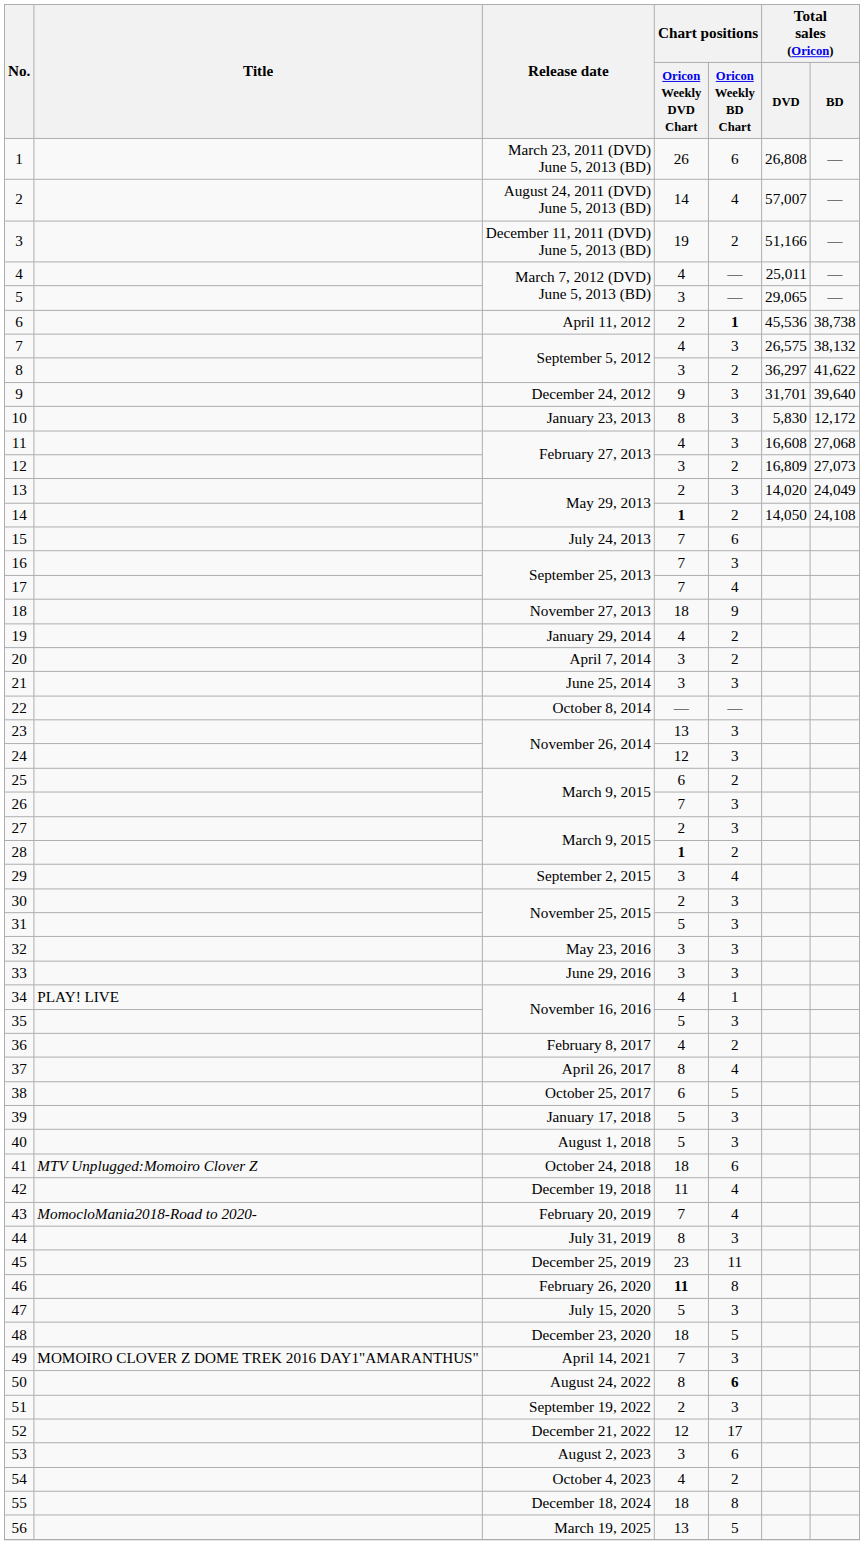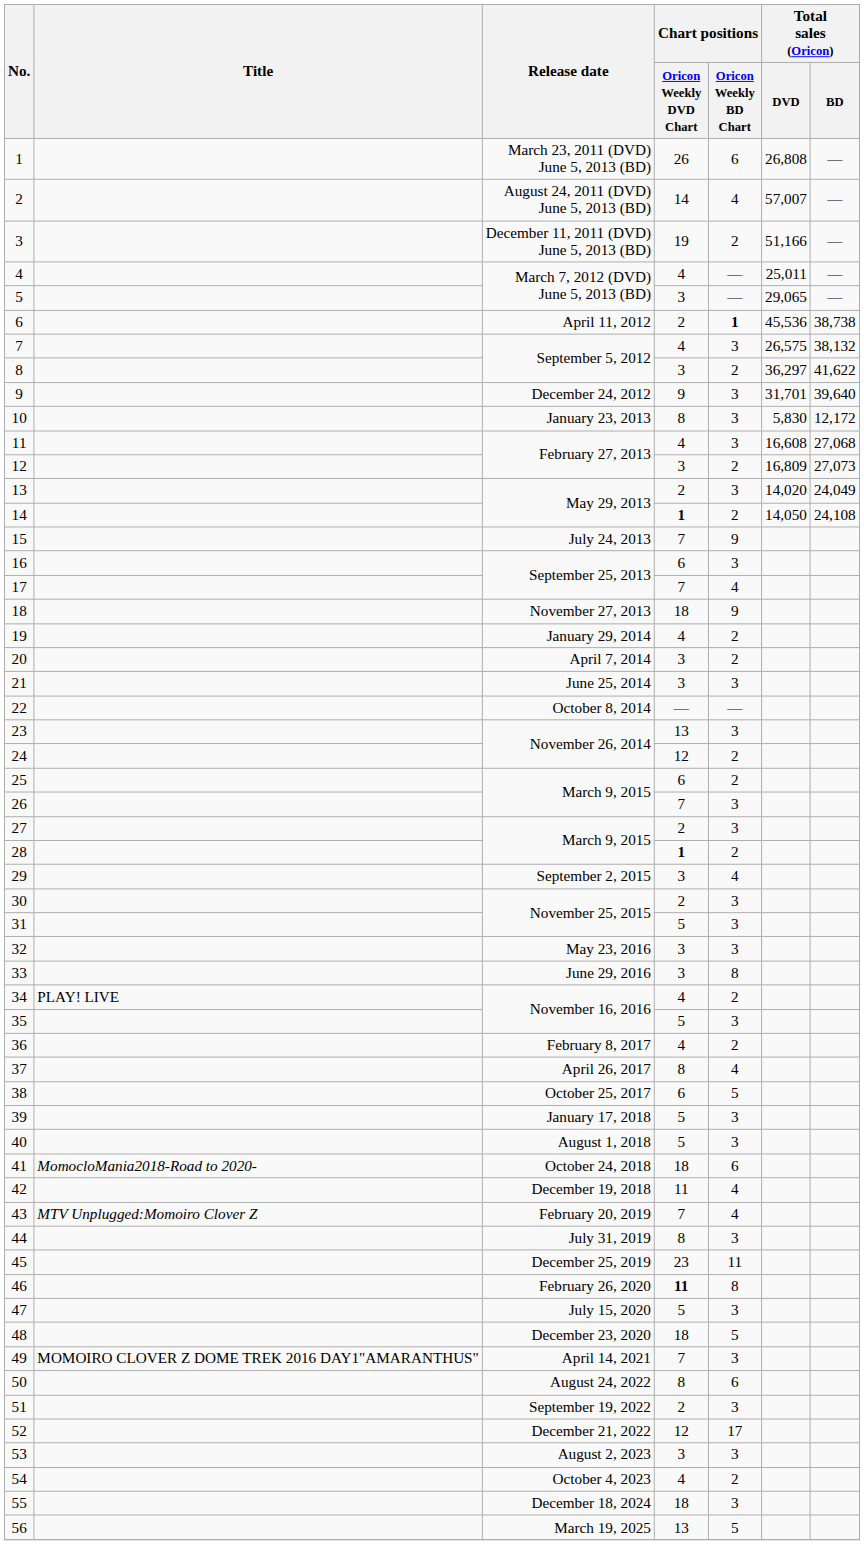(735, 539) 6 -> (735, 539) 9
(681, 563) 7 -> (681, 563) 6
(735, 756) 3 -> (735, 756) 2
(735, 972) 3 -> (735, 972) 8
(735, 997) 1 -> (735, 997) 2
(147, 1165) MTV Unplugged:Momoiro Clover Z -> (147, 1165) MomocloMania2018-Road to 2020-
(147, 1214) MomocloMania2018-Road to 2020- -> (147, 1214) MTV Unplugged:Momoiro Clover Z
(735, 1382) bold -> (735, 1382) normal
(735, 1455) 6 -> (735, 1455) 3
(735, 1503) 8 -> (735, 1503) 3
